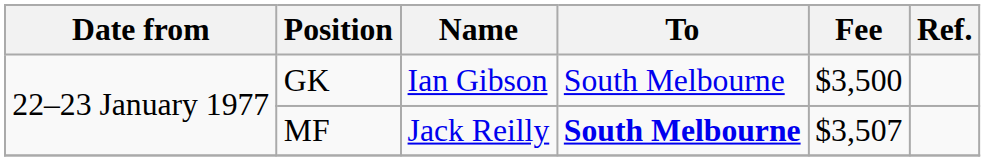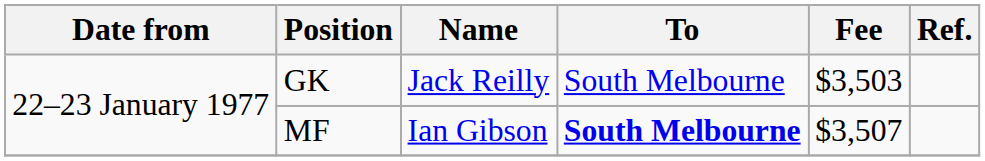(478, 79) Ian Gibson -> (478, 79) Jack Reilly
(859, 79) $3,500 -> (859, 79) $3,503
(478, 130) Jack Reilly -> (478, 130) Ian Gibson
